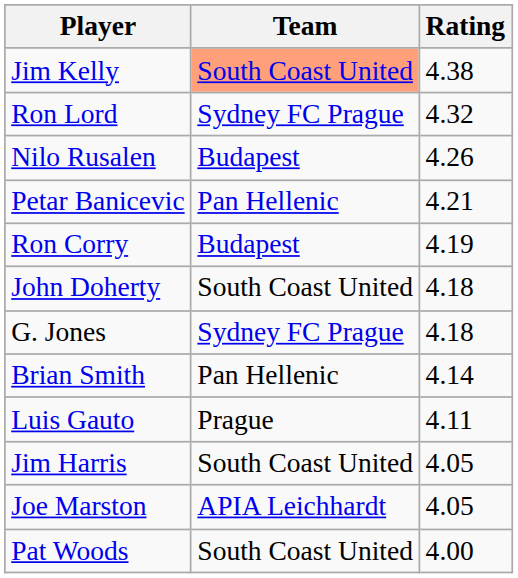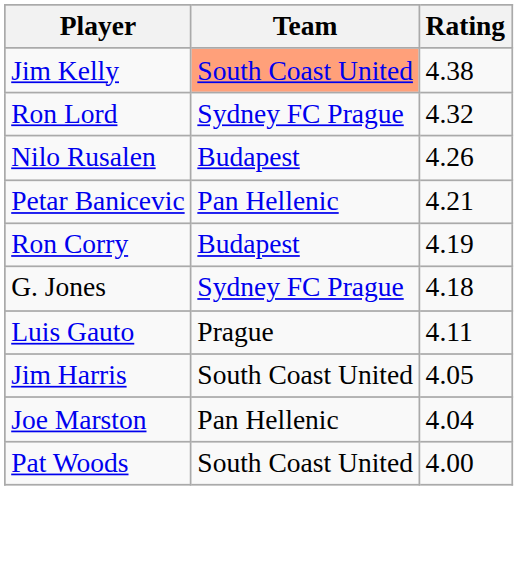- row: (86, 288)
- row: (78, 375)
(292, 506) APIA Leichhardt -> (268, 419) Pan Hellenic
(450, 506) 4.05 -> (450, 419) 4.04
